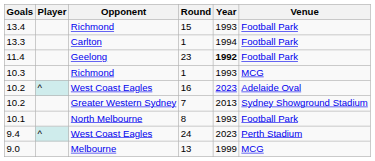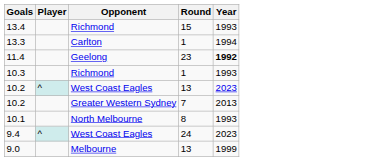- column: (305, 12)
(186, 88) 16 -> (186, 88) 13
